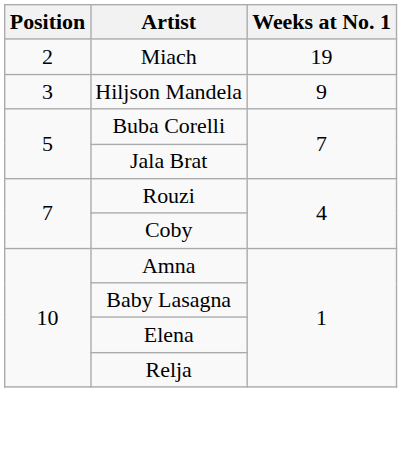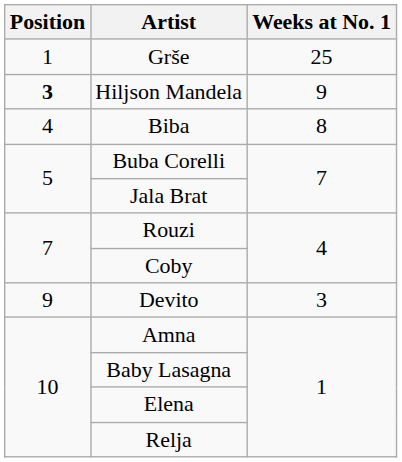+ row: (169, 56)
- row: (169, 56)
(47, 91) normal -> (47, 91) bold
+ row: (169, 126)
+ row: (169, 299)
